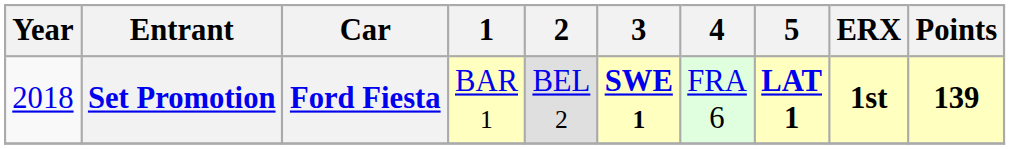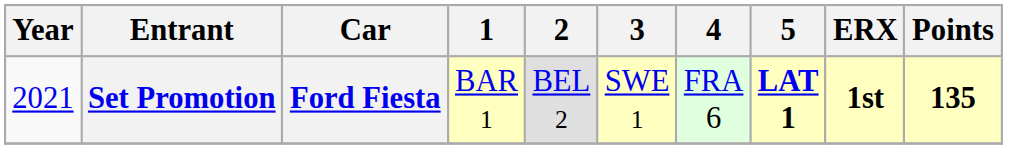(43, 98) 2018 -> (43, 98) 2021
(639, 98) bold -> (637, 98) normal
(956, 98) 139 -> (953, 98) 135
